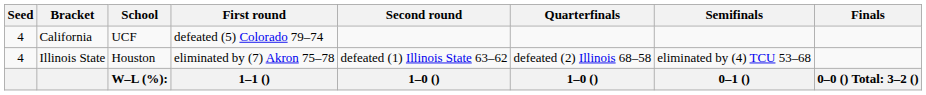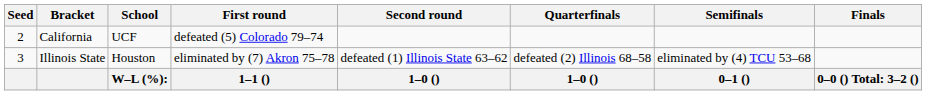(20, 36) 4 -> (20, 36) 2
(20, 58) 4 -> (20, 58) 3
